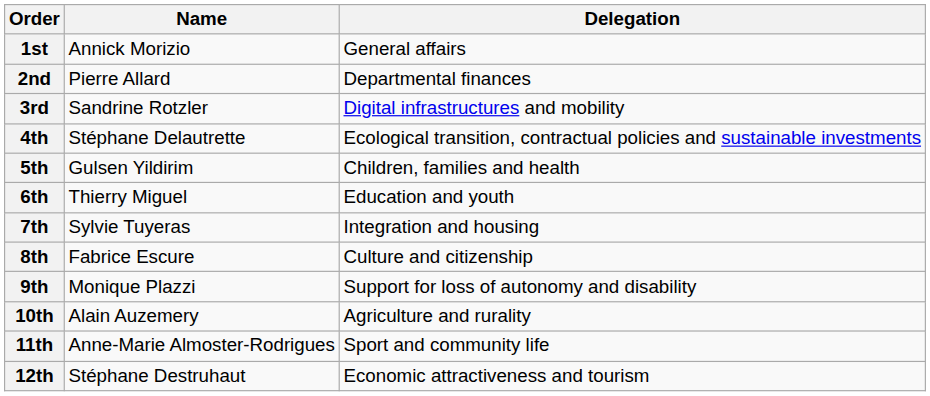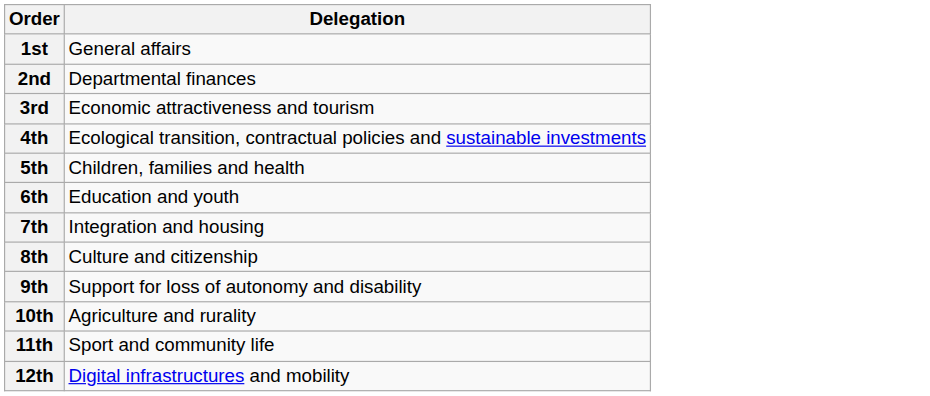- column: (202, 19)
(484, 108) Digital infrastructures and mobility -> (221, 108) Economic attractiveness and tourism
(496, 375) Economic attractiveness and tourism -> (209, 375) Digital infrastructures and mobility
